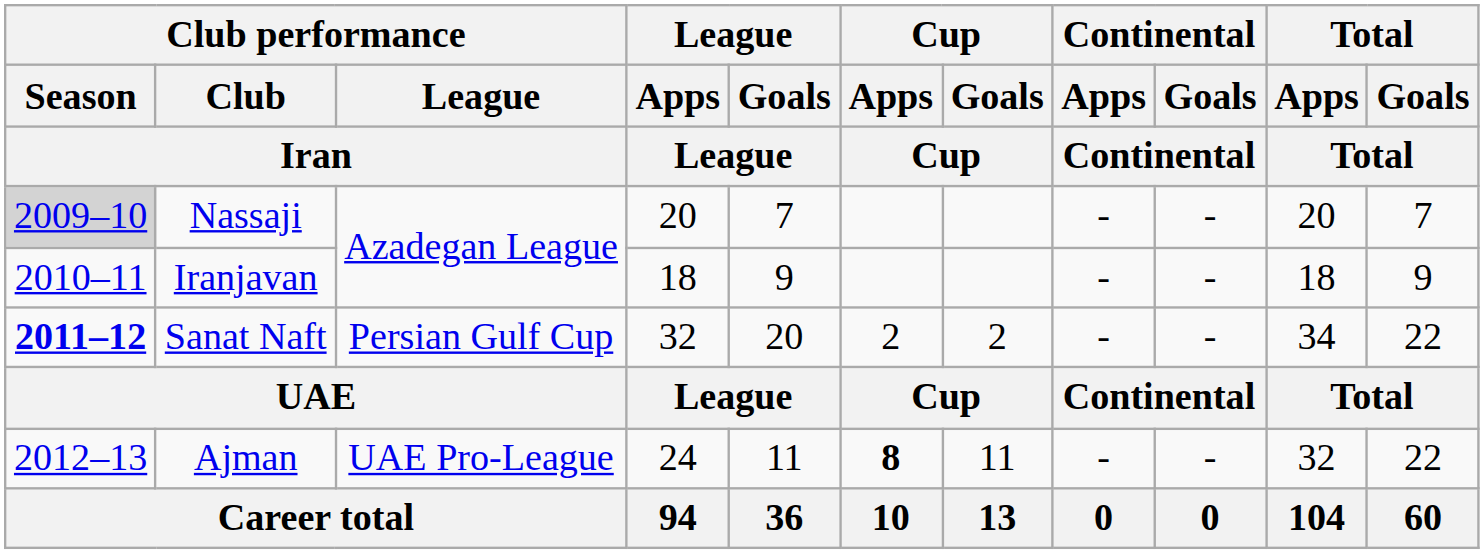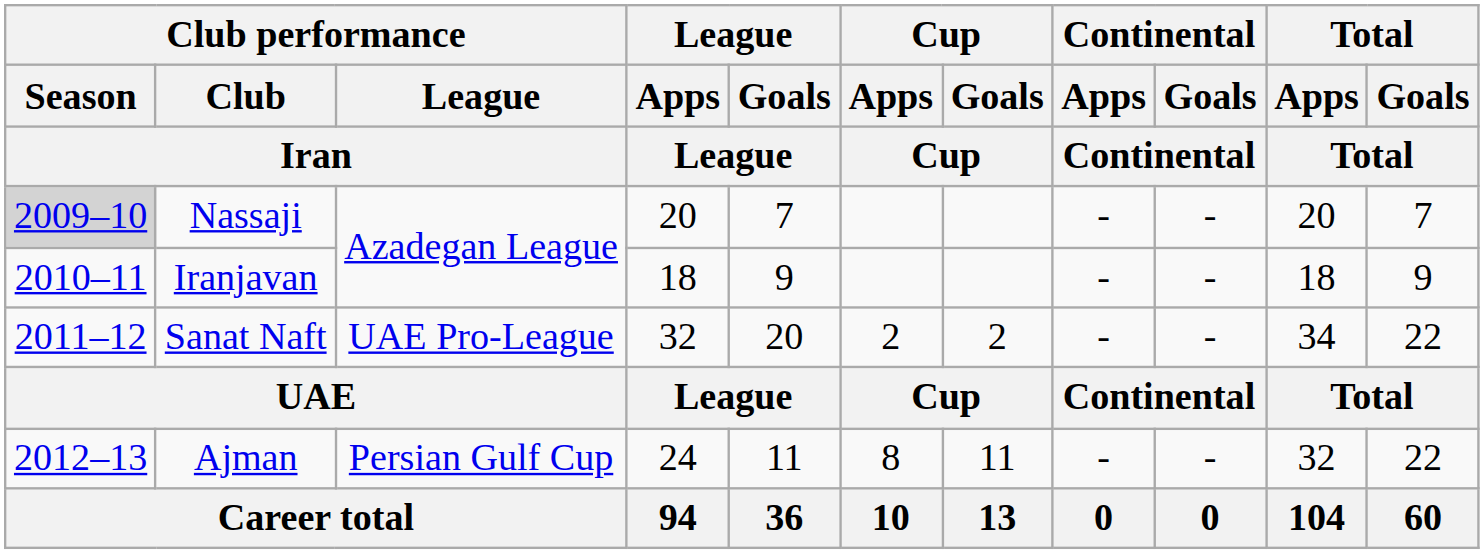(81, 336) bold -> (81, 336) normal
(481, 336) Persian Gulf Cup -> (481, 336) UAE Pro-League
(481, 457) UAE Pro-League -> (481, 457) Persian Gulf Cup
(891, 457) bold -> (891, 457) normal
